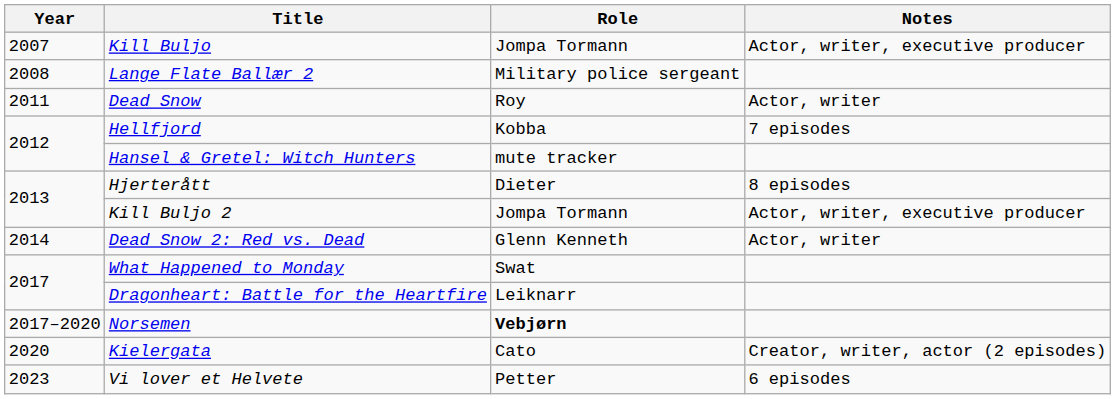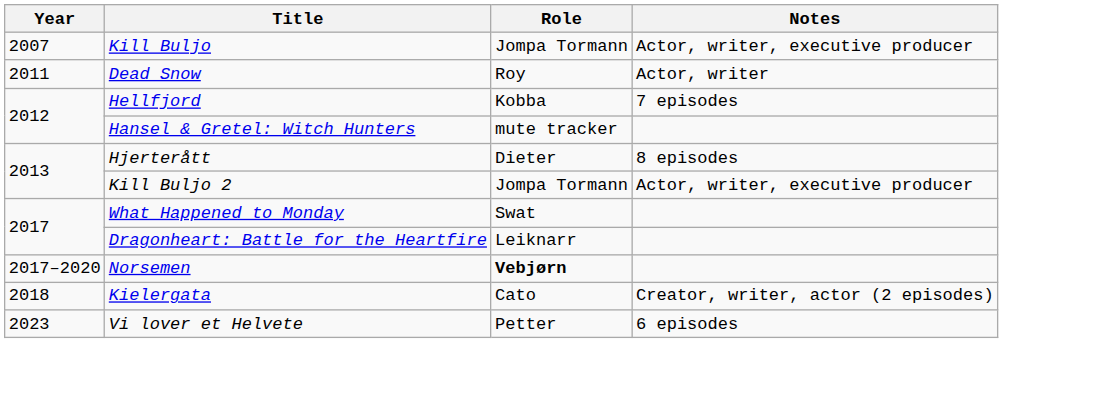- row: (211, 74)
- row: (237, 241)
(29, 352) 2020 -> (29, 296) 2018
